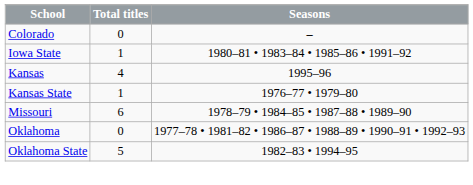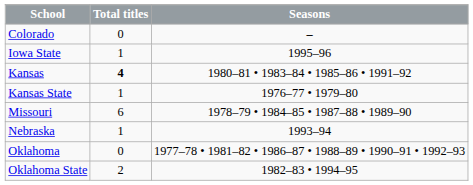(310, 53) 1980–81 • 1983–84 • 1985–86 • 1991–92 -> (310, 53) 1995–96
(121, 73) normal -> (121, 73) bold
(310, 73) 1995–96 -> (310, 73) 1980–81 • 1983–84 • 1985–86 • 1991–92
+ row: (32, 131)
(121, 151) 5 -> (121, 170) 2
